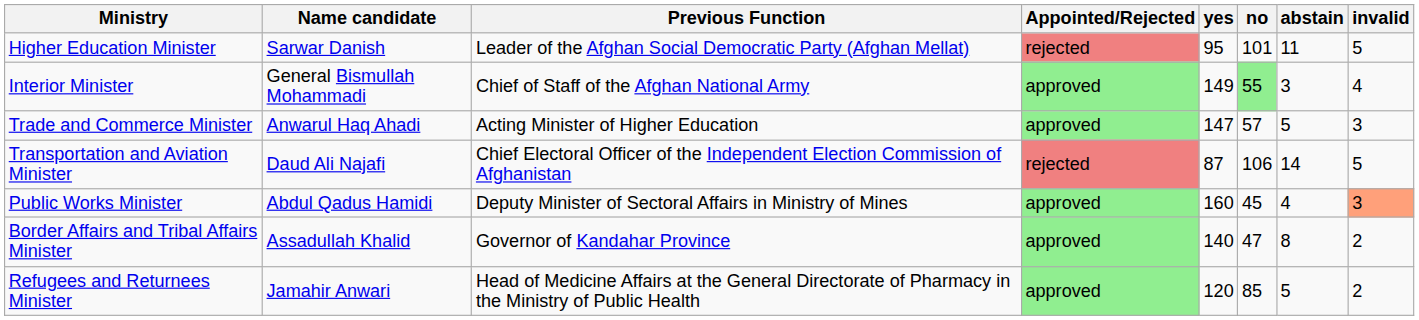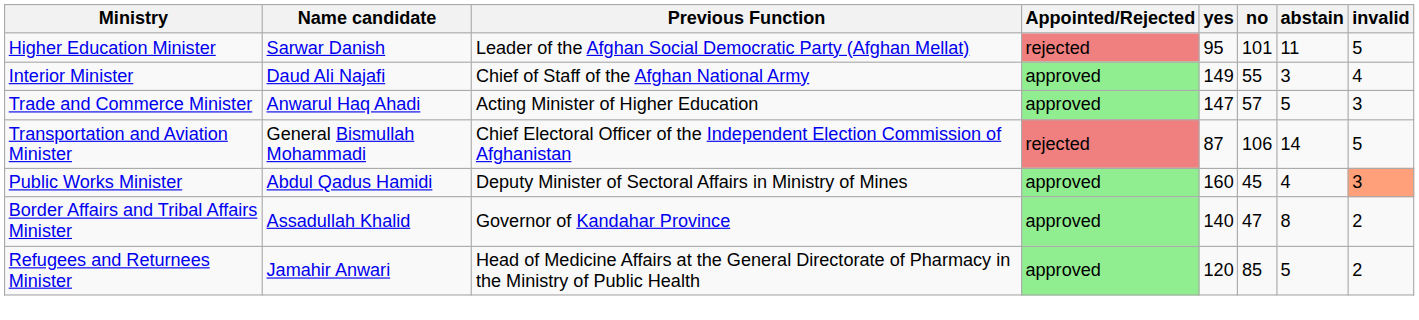(340, 86) General Bismullah Mohammadi -> (326, 76) Daud Ali Najafi
(1252, 86) lightgreen background -> (1252, 76) no background
(326, 164) Daud Ali Najafi -> (340, 143) General Bismullah Mohammadi
